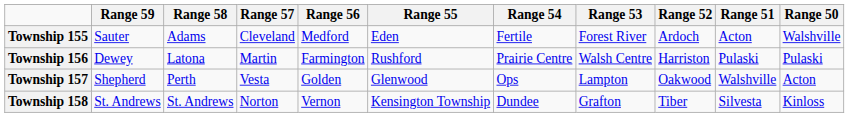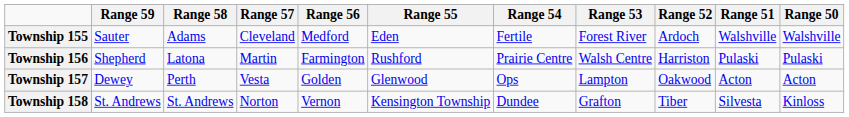(735, 36) Acton -> (747, 36) Walshville
(113, 58) Dewey -> (120, 58) Shepherd
(120, 79) Shepherd -> (113, 79) Dewey
(747, 79) Walshville -> (735, 79) Acton
